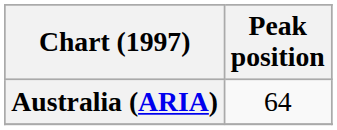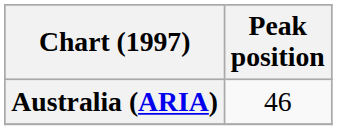(278, 101) 64 -> (278, 101) 46
